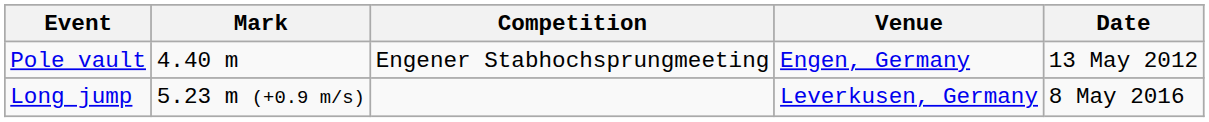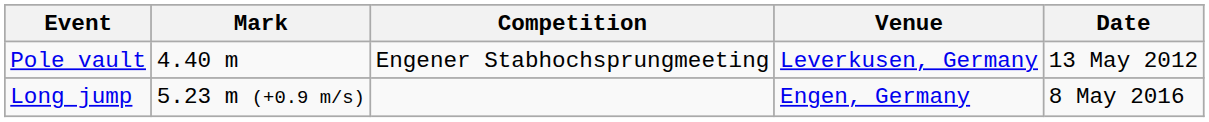(875, 60) Engen, Germany -> (909, 60) Leverkusen, Germany
(909, 97) Leverkusen, Germany -> (875, 97) Engen, Germany
